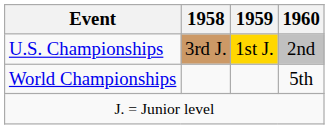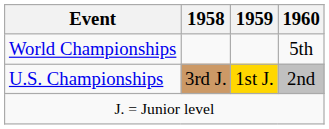rows swapped: (93, 78) <-> (86, 49)
